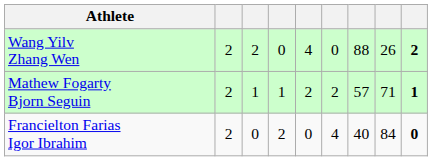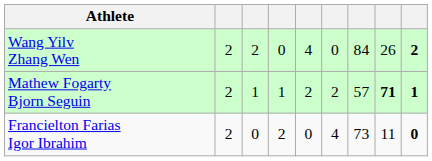(361, 50) 88 -> (361, 50) 84
(388, 92) normal -> (388, 92) bold
(361, 134) 40 -> (361, 134) 73
(388, 134) 84 -> (388, 134) 11
